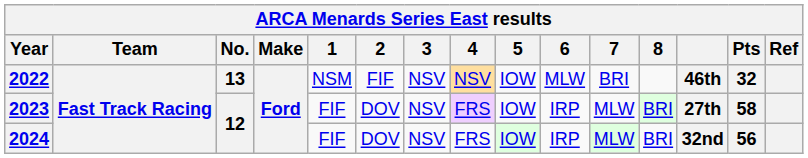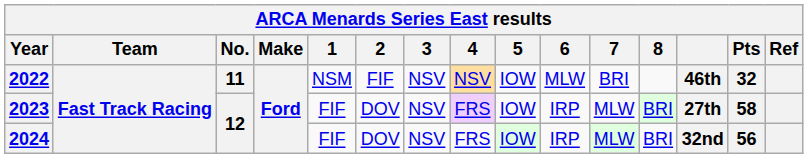(235, 79) 13 -> (235, 79) 11
